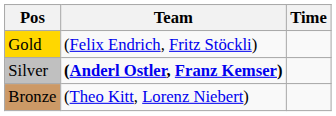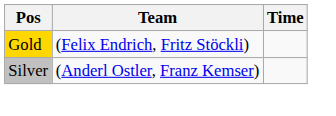(173, 70) bold -> (158, 70) normal
- row: (32, 96)
